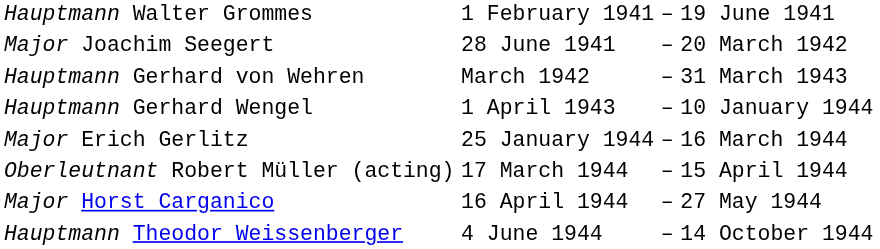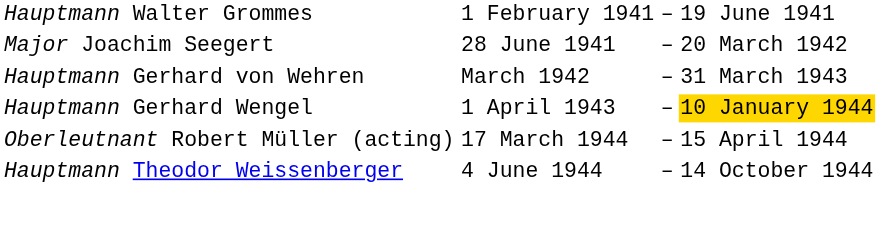(777, 108) no background -> (777, 108) gold background
- row: (126, 140)
- row: (139, 202)
